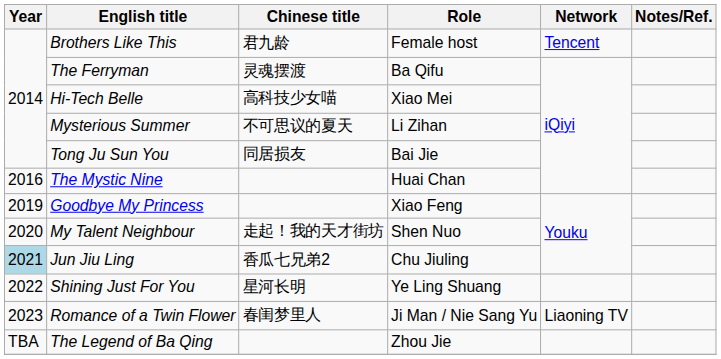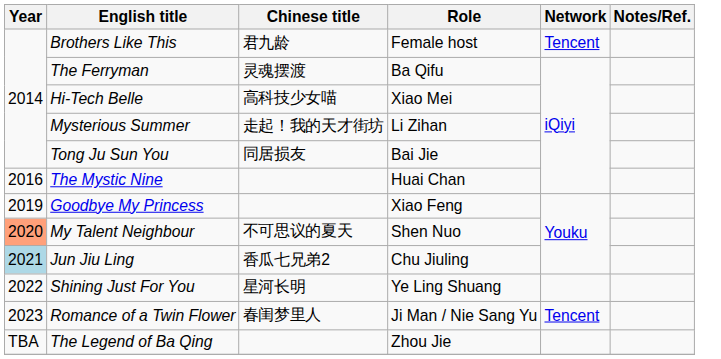(298, 126) 不可思议的夏天 -> (313, 126) 走起！我的天才街坊
(26, 232) no background -> (26, 232) lightsalmon background
(313, 231) 走起！我的天才街坊 -> (298, 231) 不可思议的夏天
(586, 315) Liaoning TV -> (572, 315) Tencent
